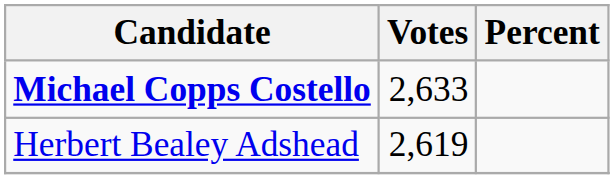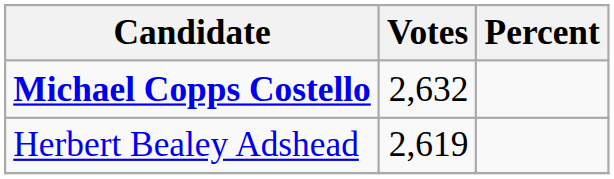(429, 88) 2,633 -> (429, 88) 2,632
